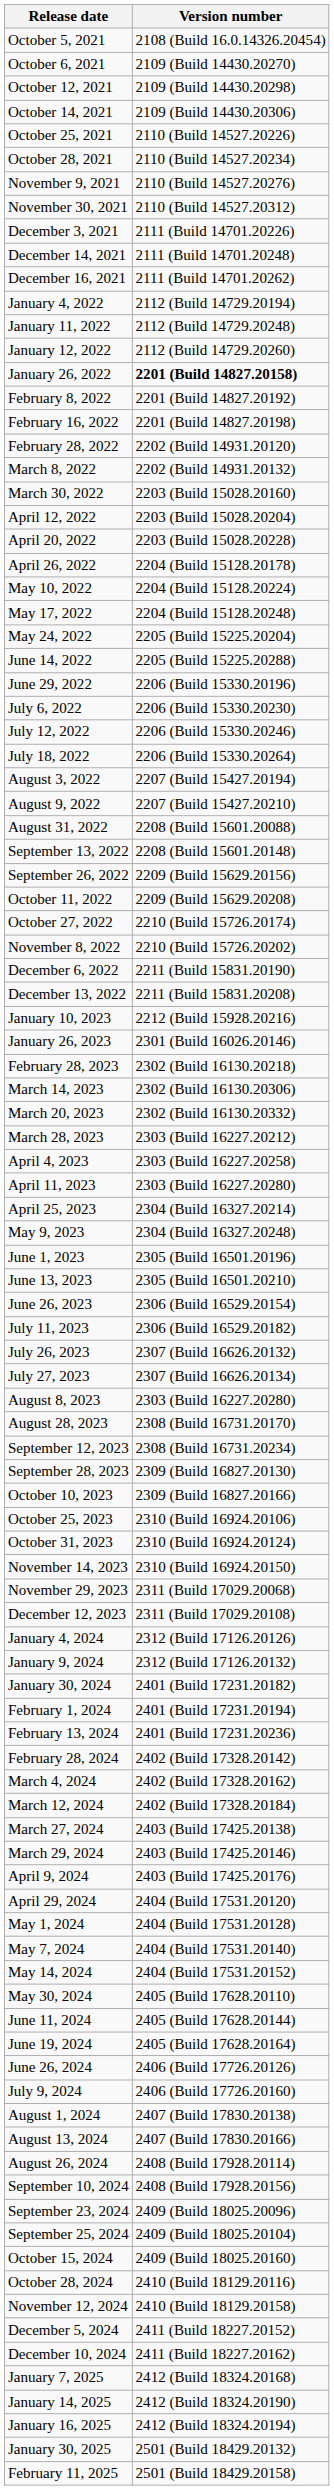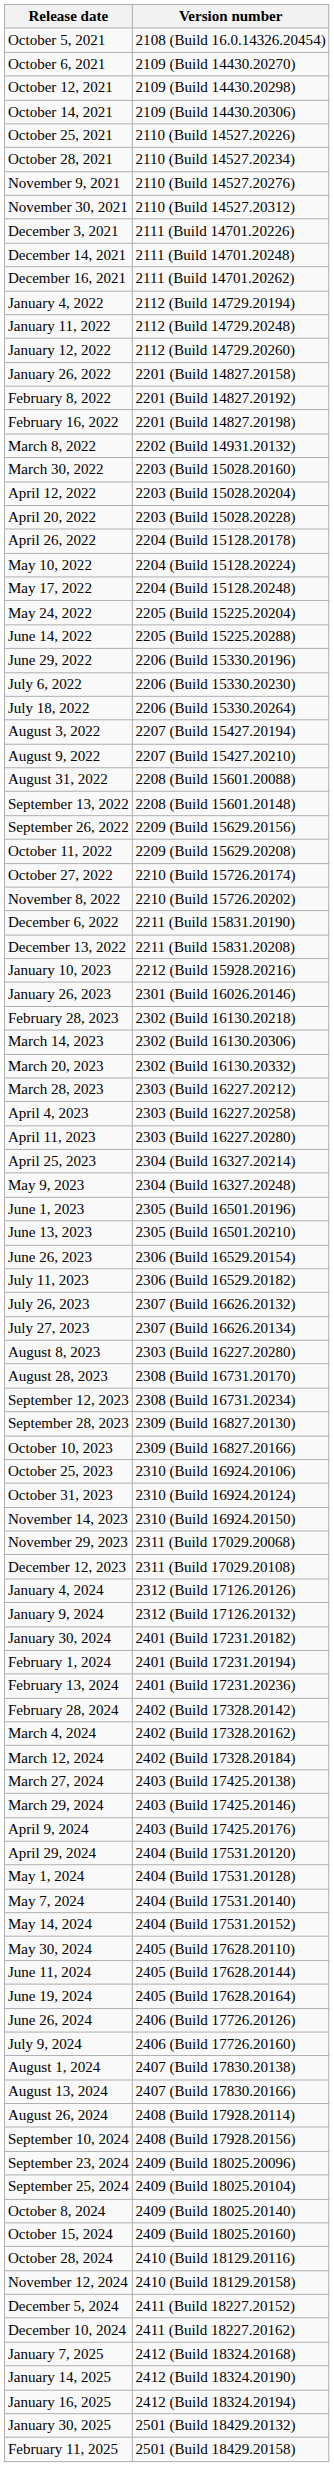(216, 374) bold -> (216, 374) normal
- row: (63, 445)
- row: (49, 732)
+ row: (57, 2210)
